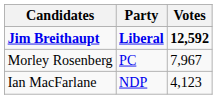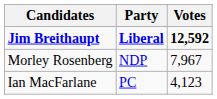(128, 60) PC -> (133, 60) NDP
(133, 82) NDP -> (128, 82) PC
